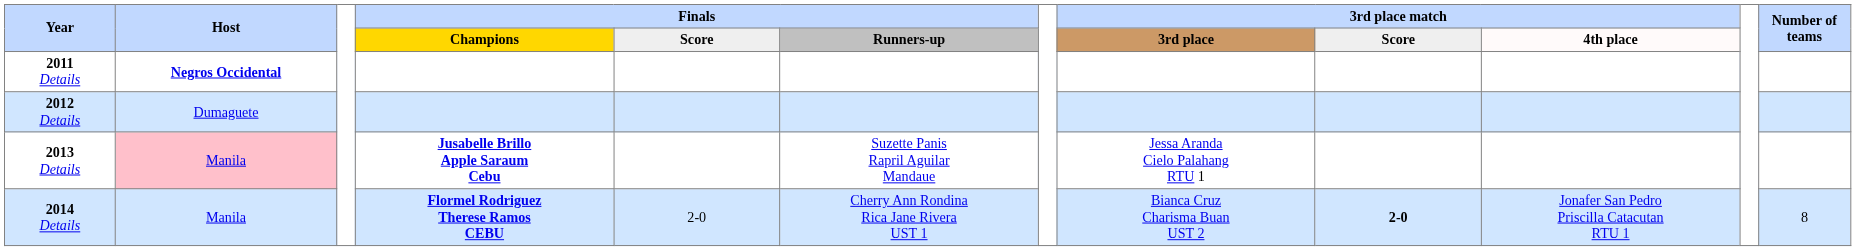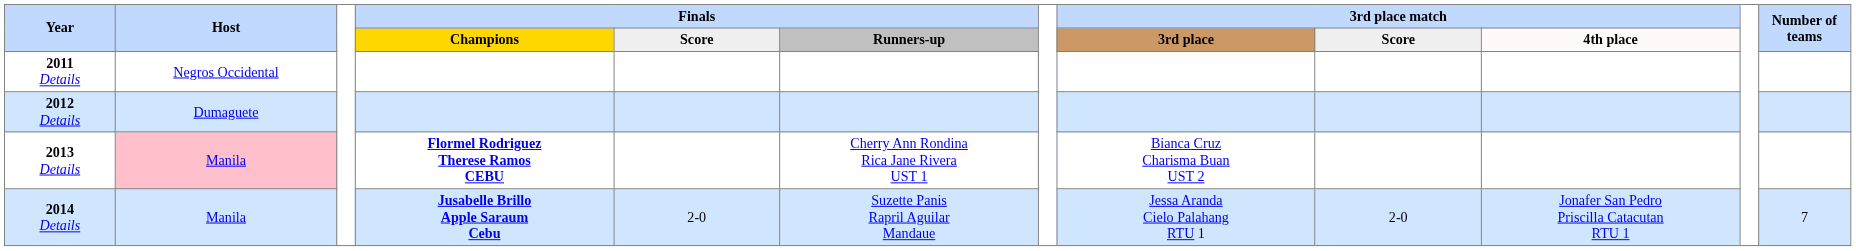(226, 71) bold -> (226, 71) normal
(484, 160) Jusabelle Brillo Apple Saraum Cebu -> (484, 160) Flormel Rodriguez Therese Ramos CEBU
(909, 160) Suzette Panis Rapril Aguilar Mandaue -> (909, 160) Cherry Ann Rondina Rica Jane Rivera UST 1
(1186, 160) Jessa Aranda Cielo Palahang RTU 1 -> (1186, 160) Bianca Cruz Charisma Buan UST 2
(484, 217) Flormel Rodriguez Therese Ramos CEBU -> (484, 217) Jusabelle Brillo Apple Saraum Cebu
(909, 217) Cherry Ann Rondina Rica Jane Rivera UST 1 -> (909, 217) Suzette Panis Rapril Aguilar Mandaue
(1186, 217) Bianca Cruz Charisma Buan UST 2 -> (1186, 217) Jessa Aranda Cielo Palahang RTU 1
(1398, 217) bold -> (1398, 217) normal
(1804, 217) 8 -> (1804, 217) 7
